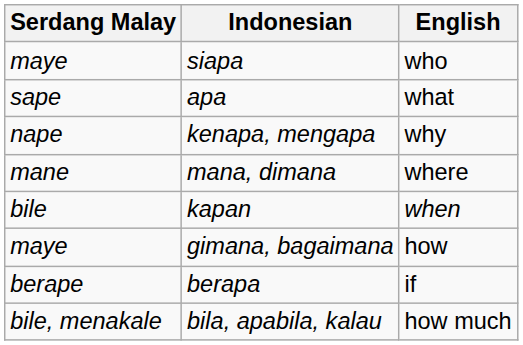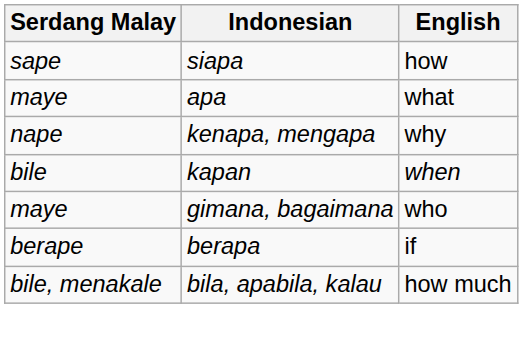(39, 60) maye -> (36, 60) sape
(426, 60) who -> (426, 60) how
(36, 97) sape -> (39, 97) maye
- row: (262, 172)
(426, 246) how -> (426, 209) who
